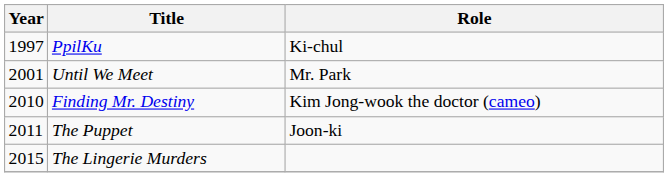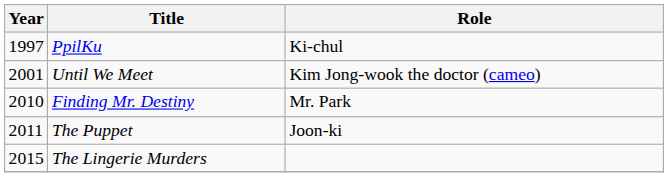(320, 74) Mr. Park -> (415, 74) Kim Jong-wook the doctor (cameo)
(415, 102) Kim Jong-wook the doctor (cameo) -> (320, 102) Mr. Park
